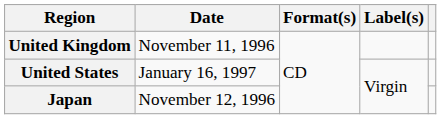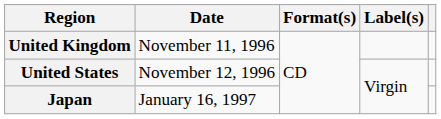(197, 72) January 16, 1997 -> (207, 72) November 12, 1996
(207, 99) November 12, 1996 -> (197, 99) January 16, 1997
